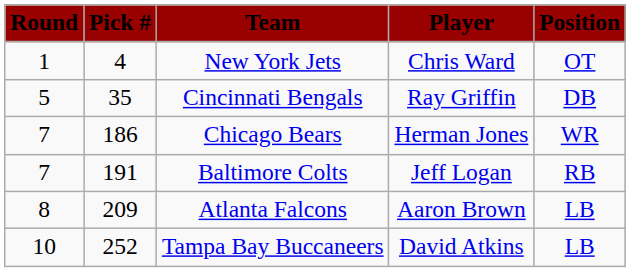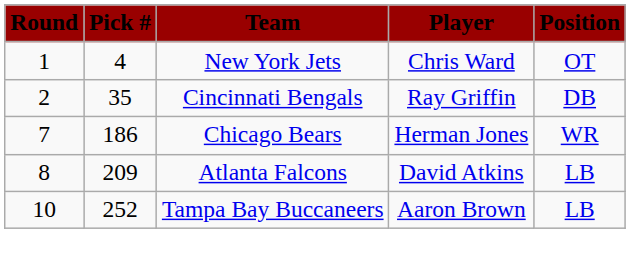(44, 97) 5 -> (44, 97) 2
- row: (273, 172)
(461, 209) Aaron Brown -> (461, 172) David Atkins
(461, 246) David Atkins -> (461, 209) Aaron Brown
